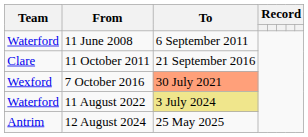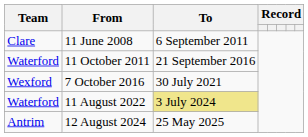(33, 40) Waterford -> (21, 40) Clare
(21, 61) Clare -> (33, 61) Waterford
(189, 81) lightsalmon background -> (189, 81) no background
